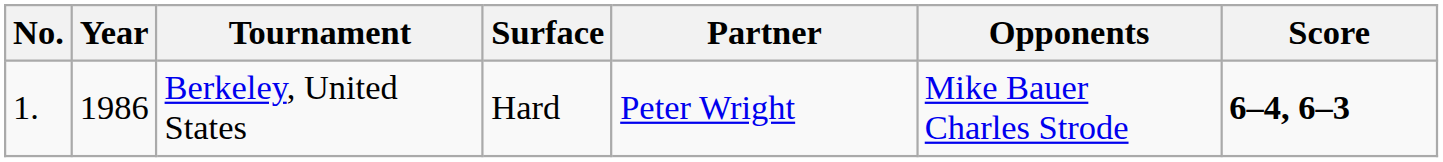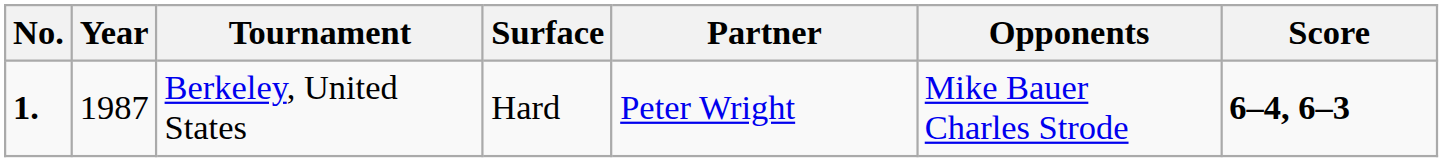(26, 107) normal -> (26, 107) bold
(114, 107) 1986 -> (114, 107) 1987
